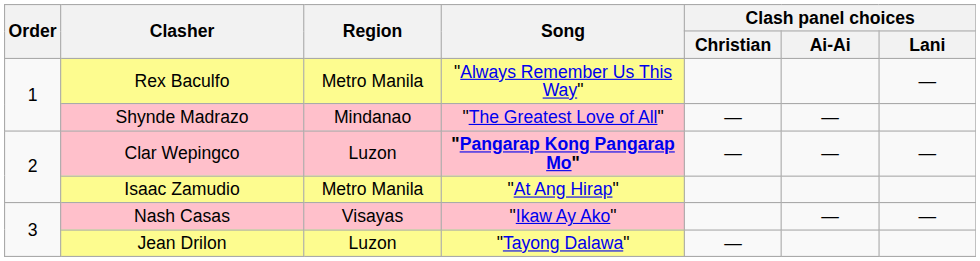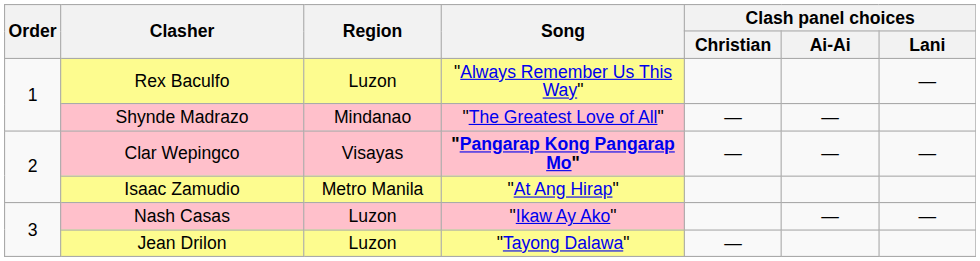(373, 81) Metro Manila -> (373, 81) Luzon
(373, 153) Luzon -> (373, 153) Visayas
(373, 216) Visayas -> (373, 216) Luzon
